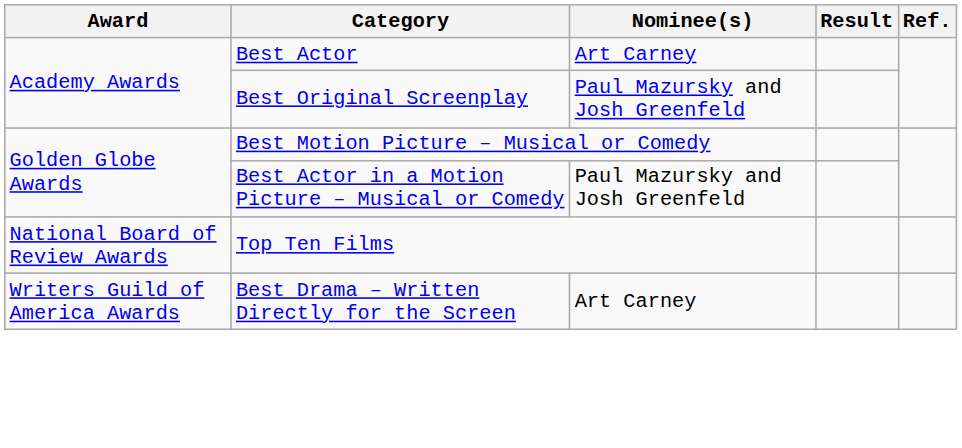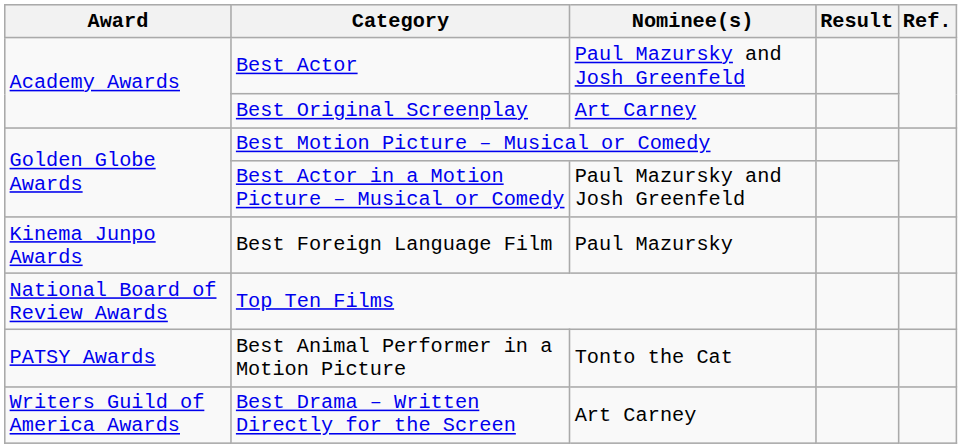(636, 54) Art Carney -> (678, 66) Paul Mazursky and Josh Greenfeld
(678, 99) Paul Mazursky and Josh Greenfeld -> (636, 111) Art Carney
+ row: (394, 245)
+ row: (394, 358)
